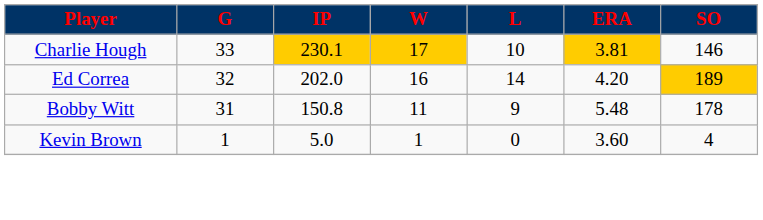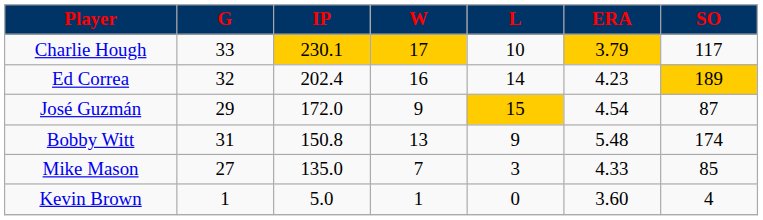(612, 49) 3.81 -> (612, 49) 3.79
(709, 49) 146 -> (709, 49) 117
(322, 79) 202.0 -> (322, 79) 202.4
(612, 79) 4.20 -> (612, 79) 4.23
+ row: (91, 109)
(418, 109) 11 -> (418, 139) 13
(709, 109) 178 -> (709, 139) 174
+ row: (91, 169)
